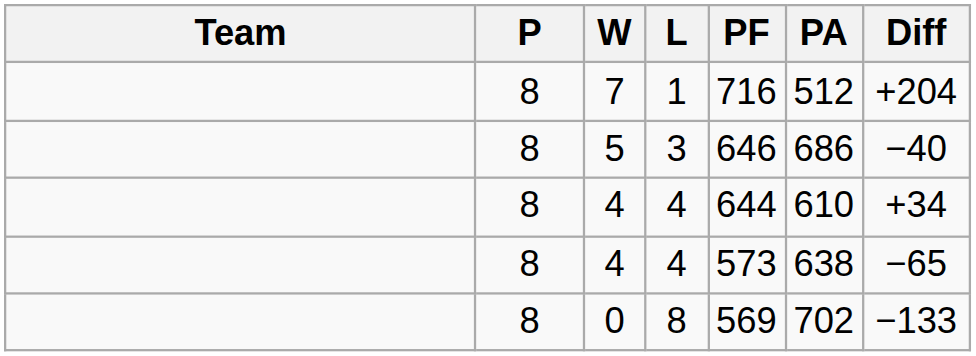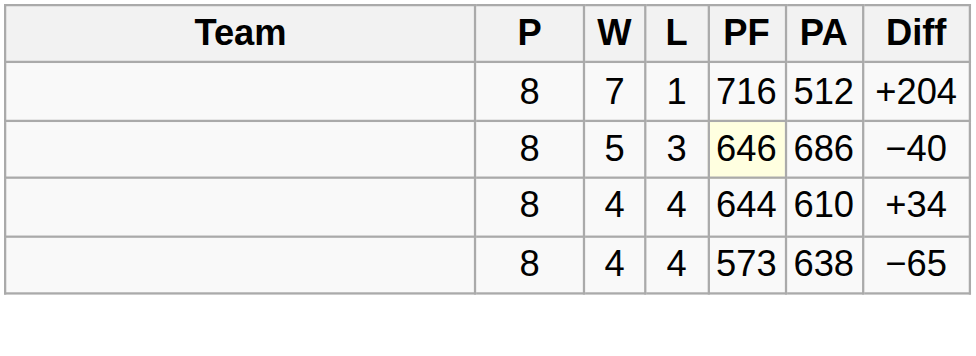(746, 148) no background -> (746, 148) lightyellow background
- row: (614, 321)
